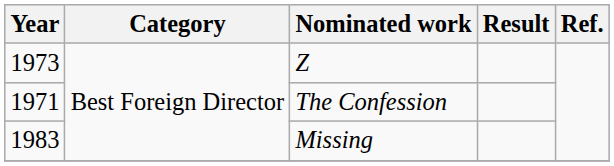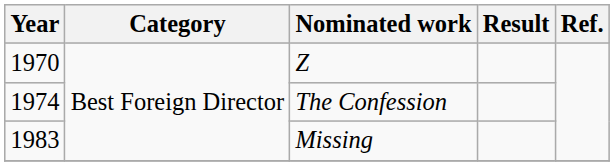(35, 62) 1973 -> (35, 62) 1970
(35, 101) 1971 -> (35, 101) 1974
